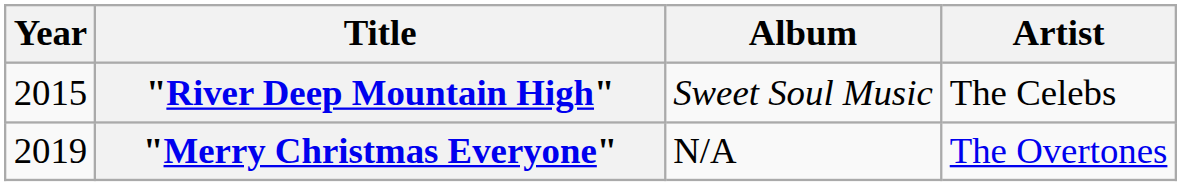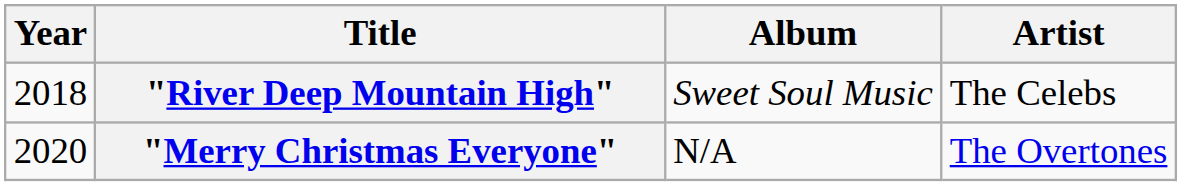(50, 92) 2015 -> (50, 92) 2018
(50, 150) 2019 -> (50, 150) 2020
